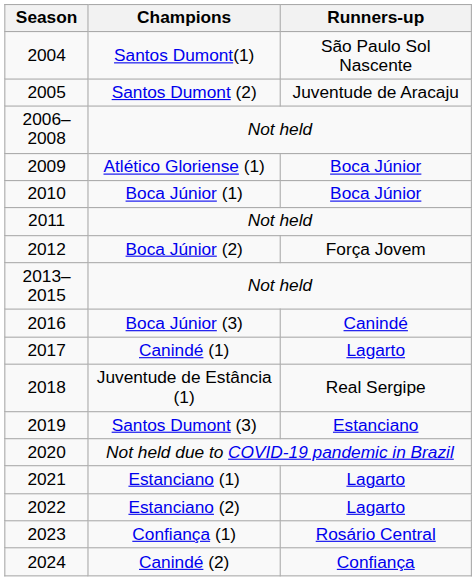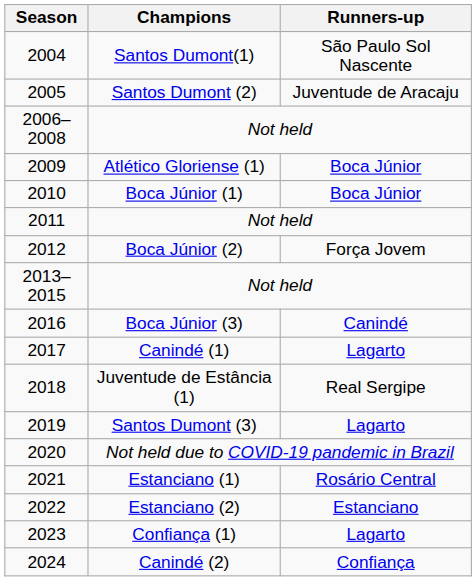(376, 424) Estanciano -> (376, 424) Lagarto
(376, 479) Lagarto -> (376, 479) Rosário Central
(376, 507) Lagarto -> (376, 507) Estanciano
(376, 534) Rosário Central -> (376, 534) Lagarto
